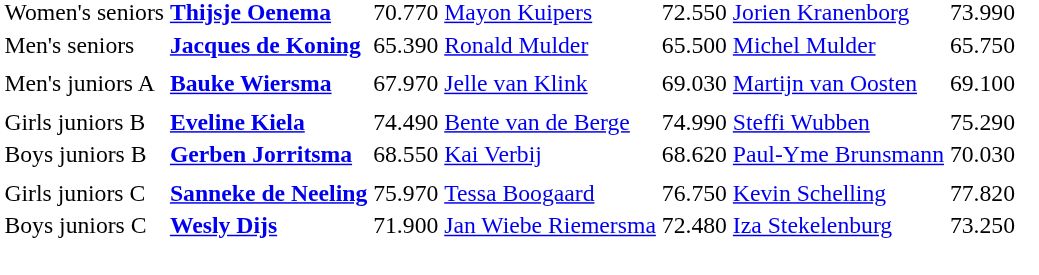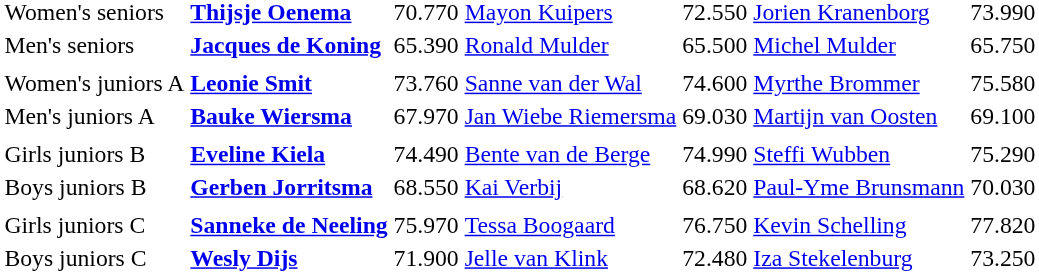+ row: (94, 83)
(516, 83) Jelle van Klink -> (570, 116) Jan Wiebe Riemersma
(550, 225) Jan Wiebe Riemersma -> (536, 258) Jelle van Klink
